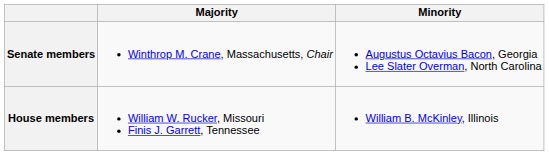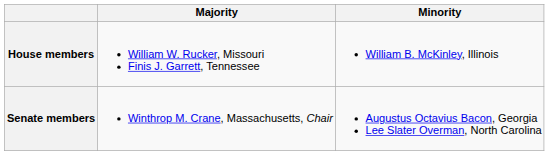rows swapped: (51, 54) <-> (51, 118)
